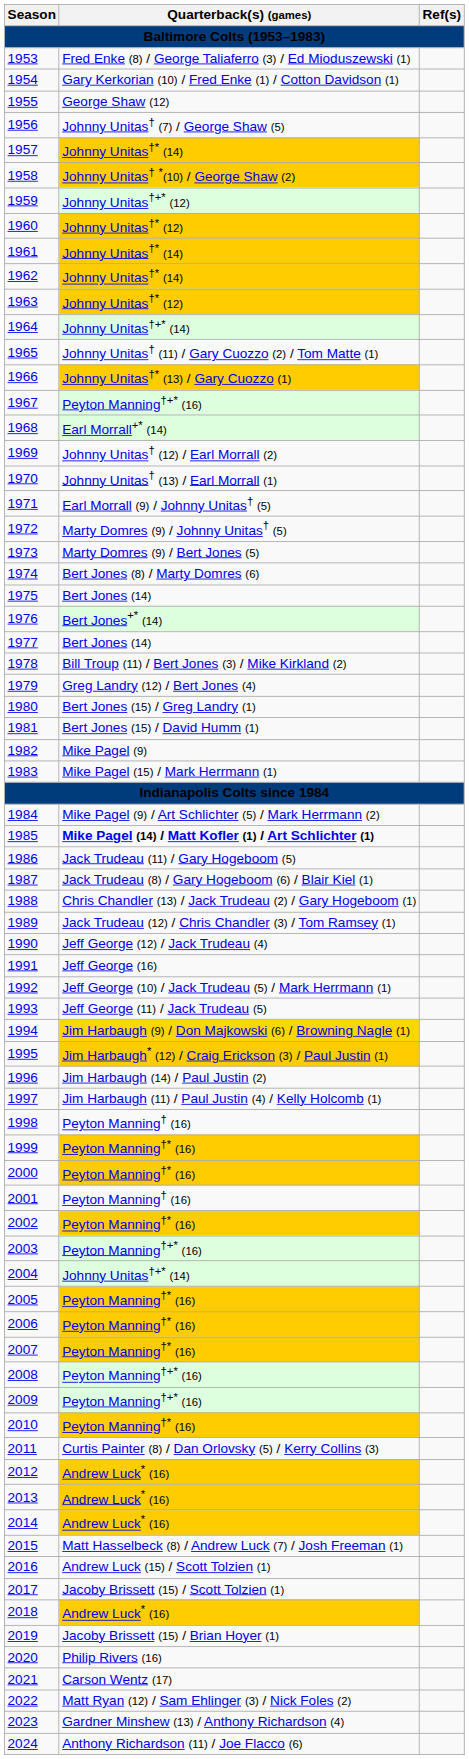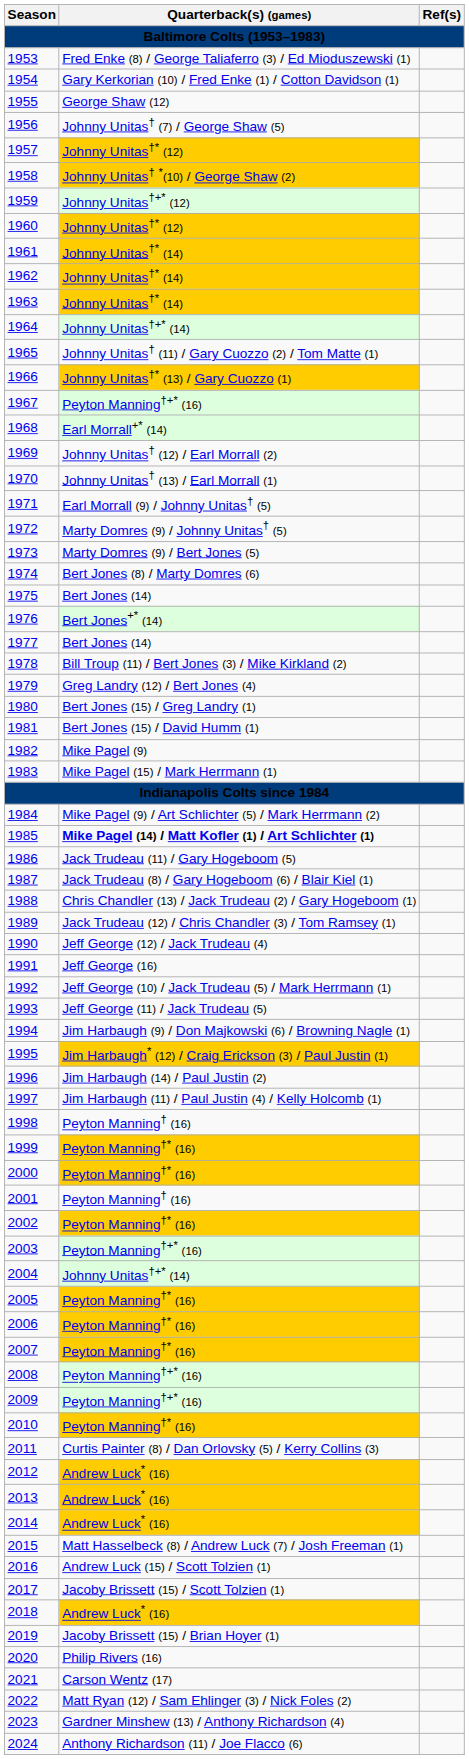(123, 150) Johnny Unitas†* (14) -> (123, 150) Johnny Unitas†* (12)
(123, 301) Johnny Unitas†* (12) -> (123, 301) Johnny Unitas†* (14)
(236, 1030) gold background -> (236, 1030) no background
